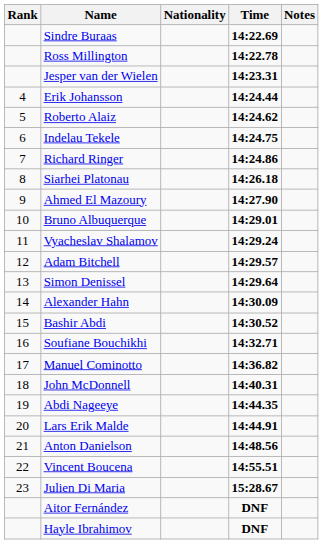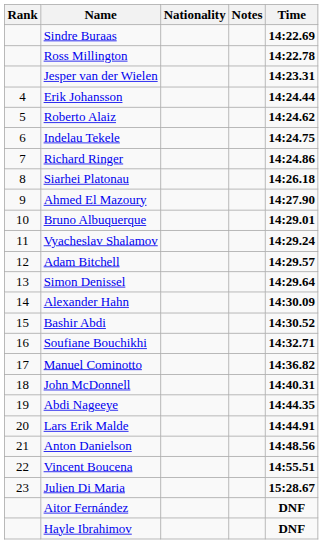columns swapped: (255, 14) <-> (299, 14)
